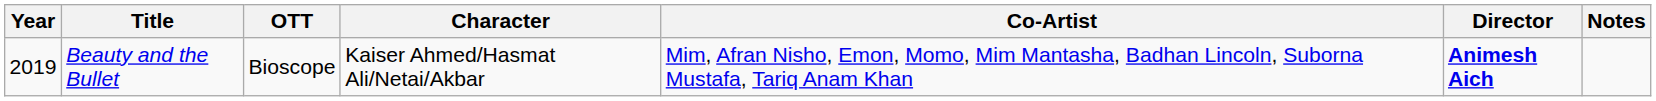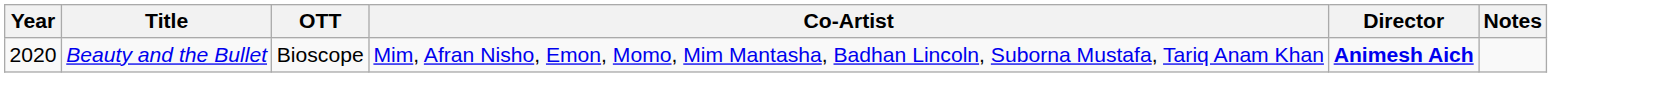- column: (501, 21)
(33, 66) 2019 -> (33, 54) 2020
